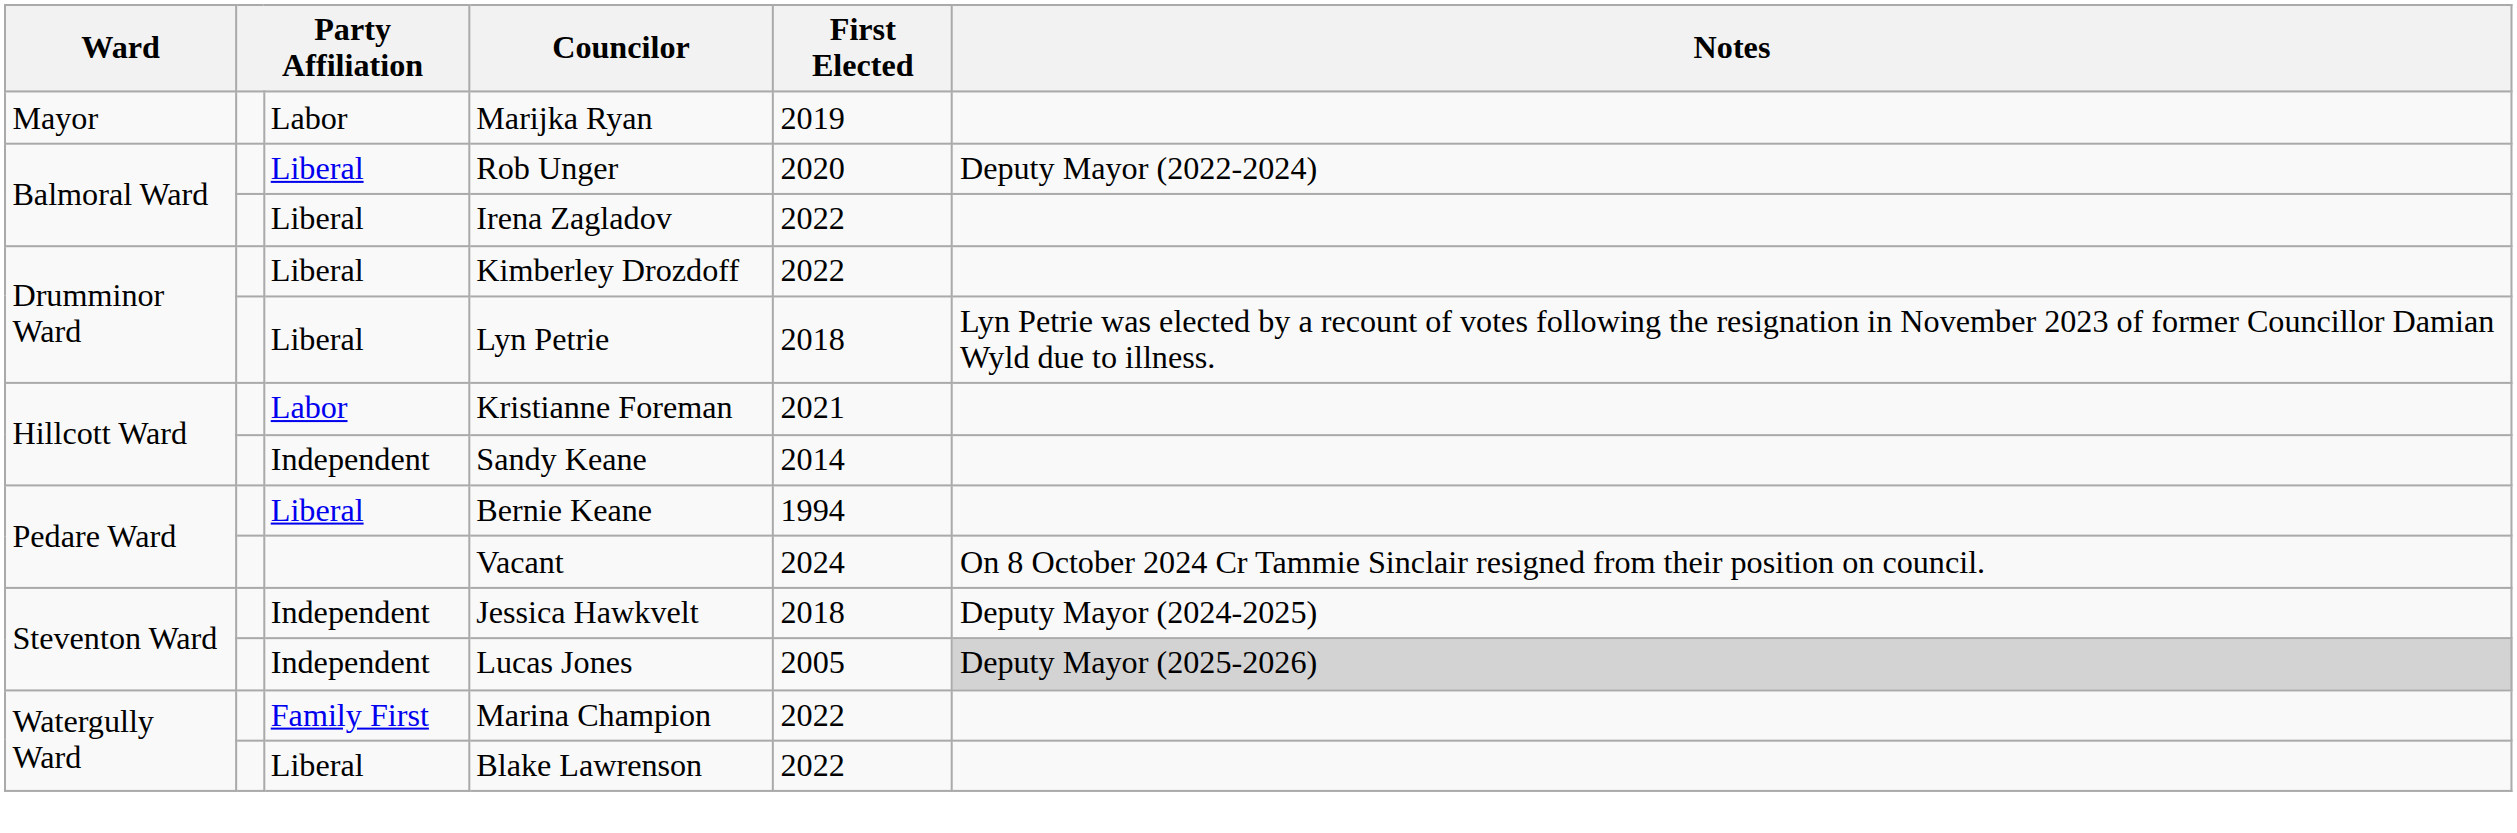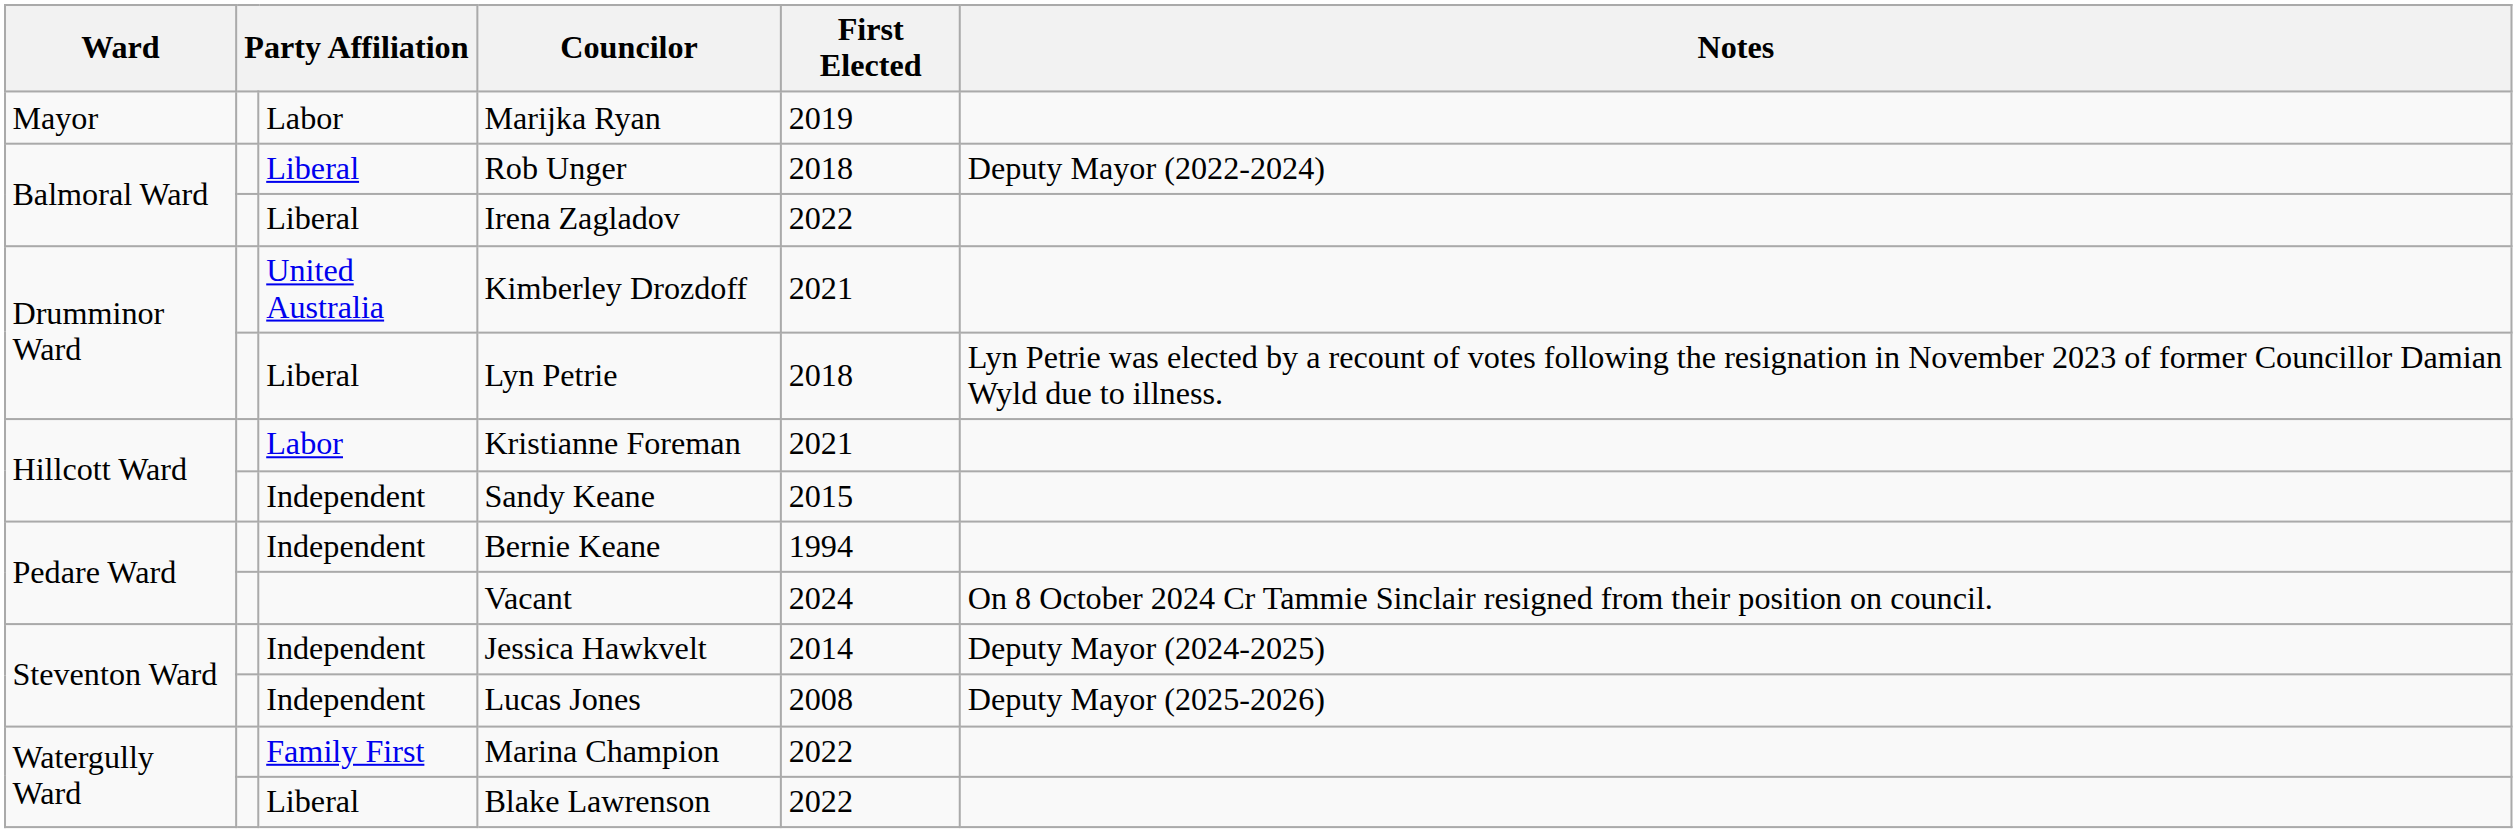(813, 168) 2020 -> (821, 168) 2018
(317, 270) Liberal -> (325, 288) United Australia
(813, 270) 2022 -> (821, 288) 2021
(813, 459) 2014 -> (821, 495) 2015
(317, 510) Liberal -> (346, 546) Independent
(813, 612) 2018 -> (821, 648) 2014
(813, 663) 2005 -> (821, 699) 2008
(1139, 663) lightgrey background -> (1146, 699) no background
